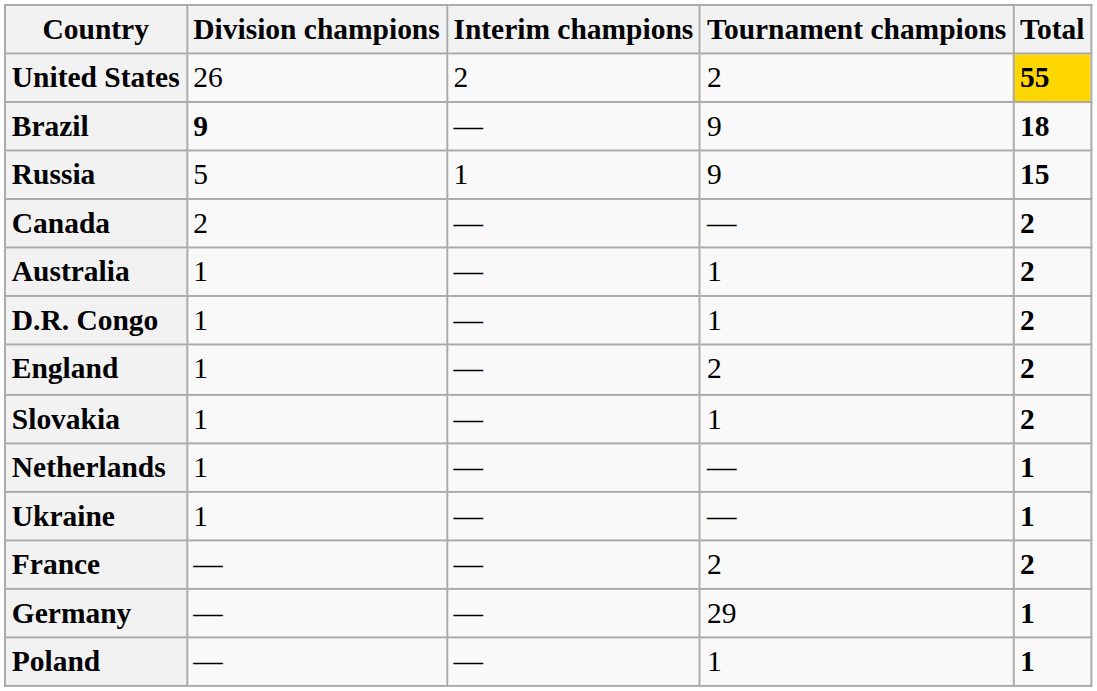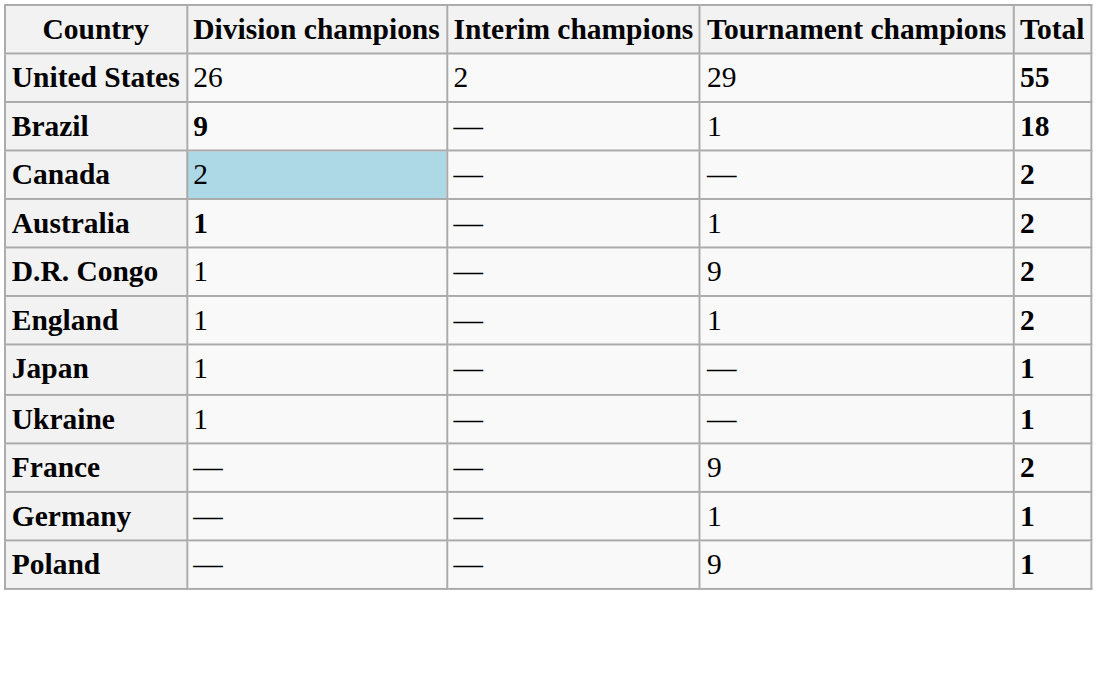(714, 77) 2 -> (722, 77) 29
(1035, 77) gold background -> (1035, 77) no background
(714, 126) 9 -> (714, 126) 1
- row: (54, 174)
(201, 223) no background -> (201, 174) lightblue background
(201, 272) normal -> (201, 223) bold
(714, 320) 1 -> (714, 272) 9
(714, 369) 2 -> (714, 320) 1
- row: (66, 417)
+ row: (50, 369)
- row: (89, 466)
(714, 563) 2 -> (714, 466) 9
(722, 612) 29 -> (714, 515) 1
(714, 661) 1 -> (714, 563) 9
